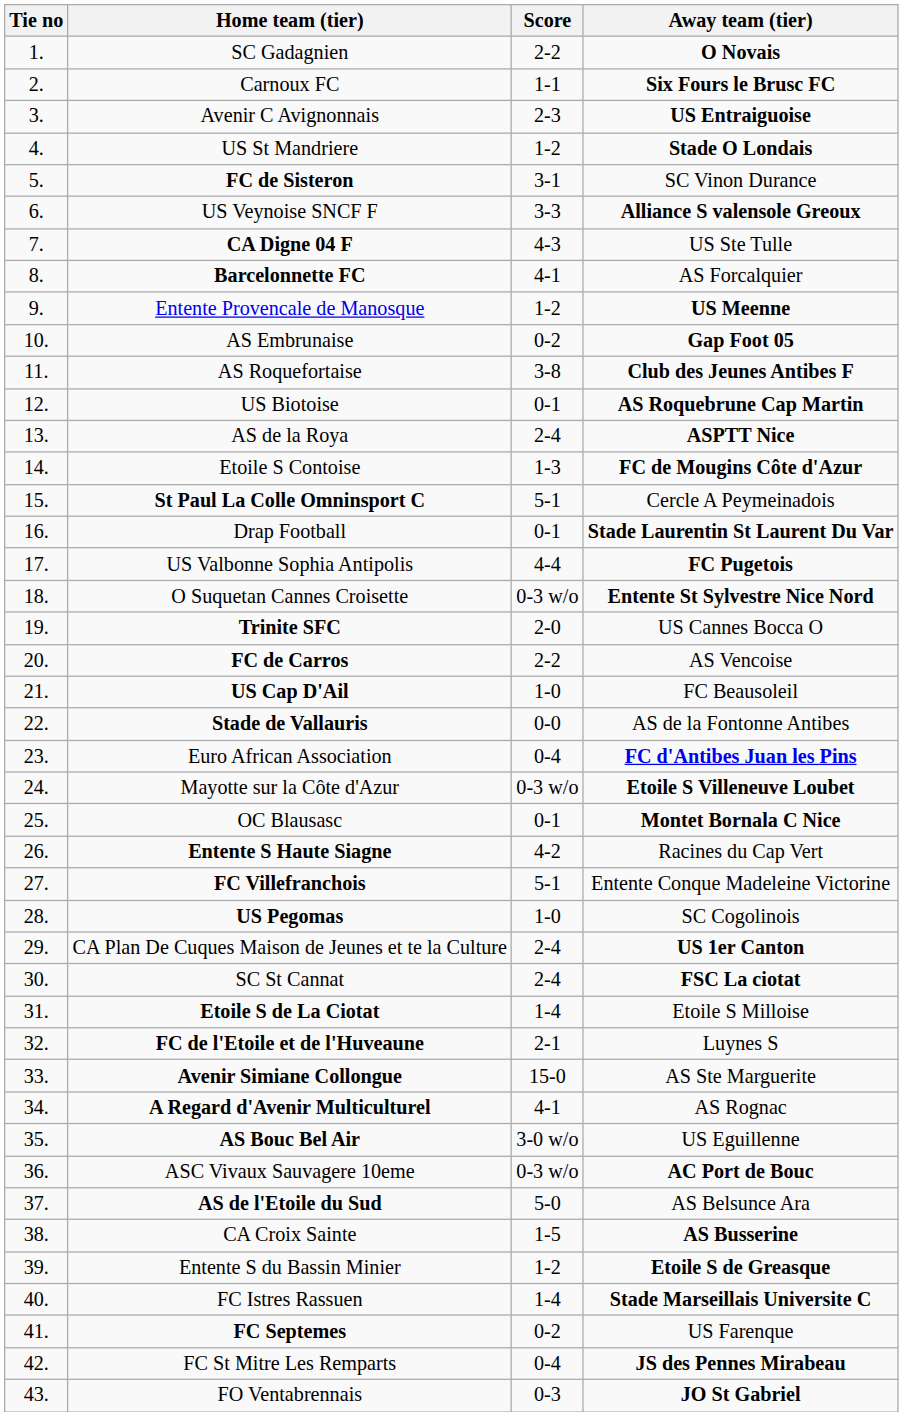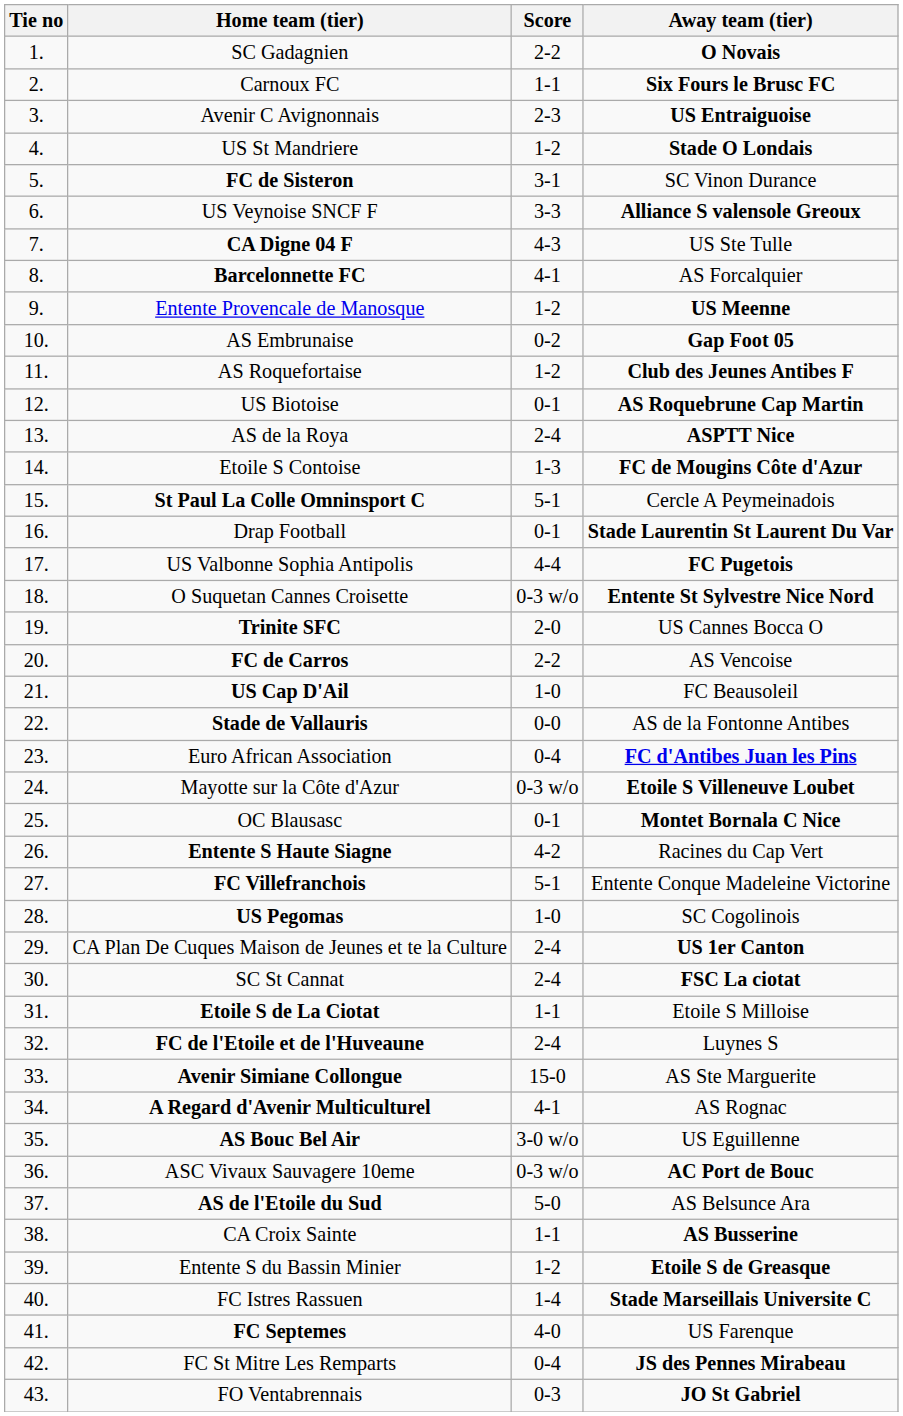(547, 372) 3-8 -> (547, 372) 1-2
(547, 1011) 1-4 -> (547, 1011) 1-1
(547, 1043) 2-1 -> (547, 1043) 2-4
(547, 1235) 1-5 -> (547, 1235) 1-1
(547, 1331) 0-2 -> (547, 1331) 4-0
